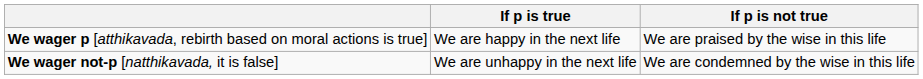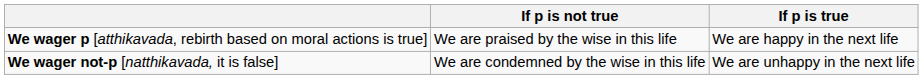columns swapped: (535, 16) <-> (779, 16)
